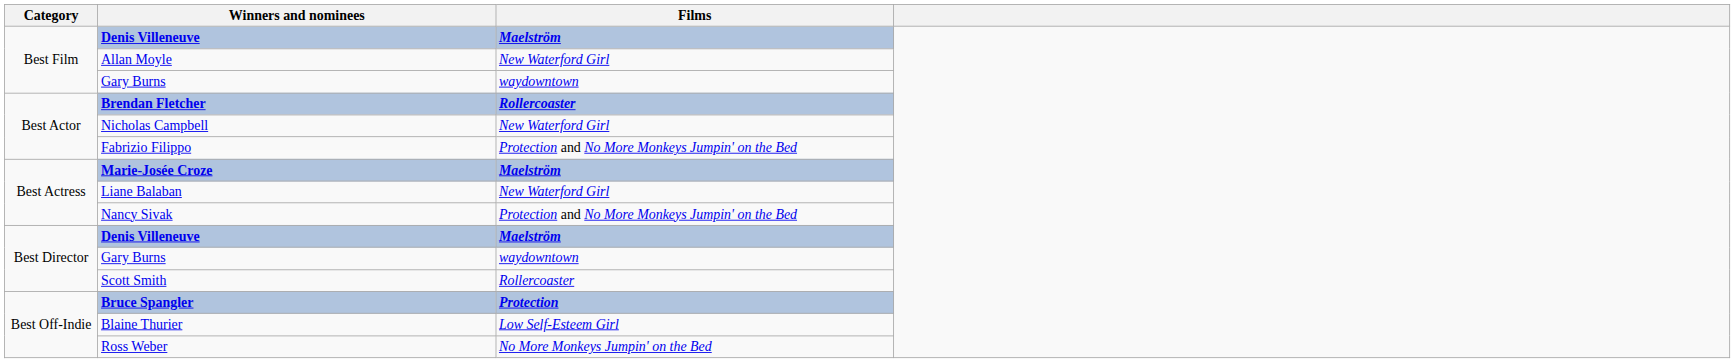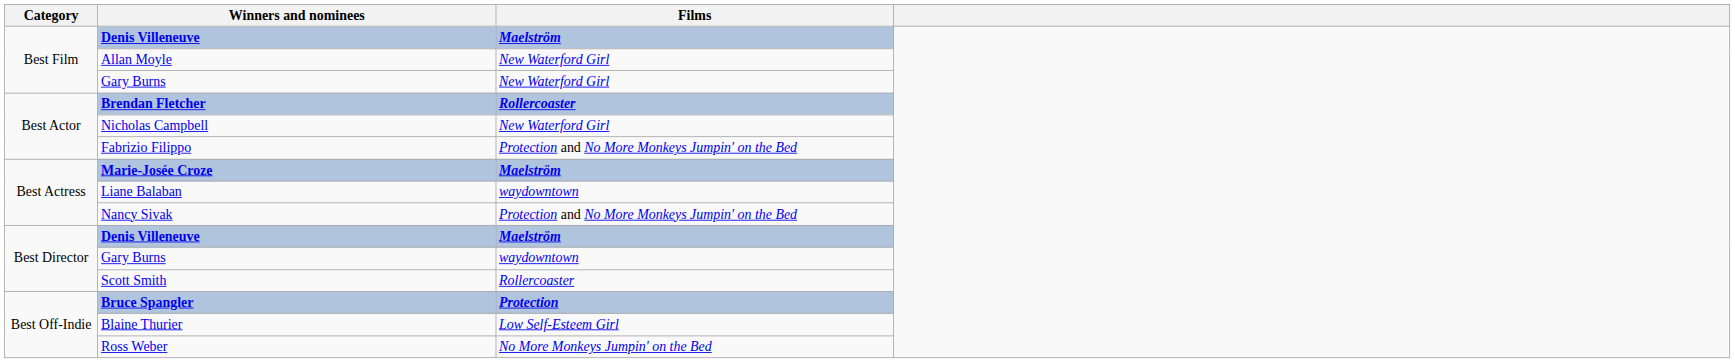(539, 81) waydowntown -> (554, 81) New Waterford Girl
(554, 192) New Waterford Girl -> (539, 192) waydowntown
